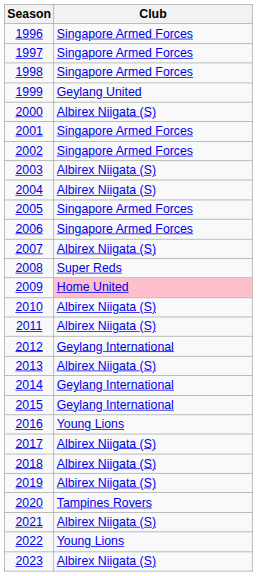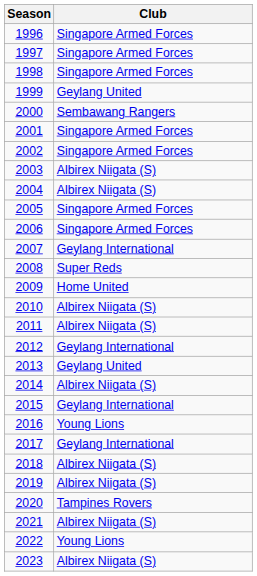(106, 111) Albirex Niigata (S) -> (116, 111) Sembawang Rangers
(106, 248) Albirex Niigata (S) -> (115, 248) Geylang International
(93, 287) pink background -> (93, 287) no background
(106, 365) Albirex Niigata (S) -> (99, 365) Geylang United
(115, 385) Geylang International -> (106, 385) Albirex Niigata (S)
(106, 444) Albirex Niigata (S) -> (115, 444) Geylang International
